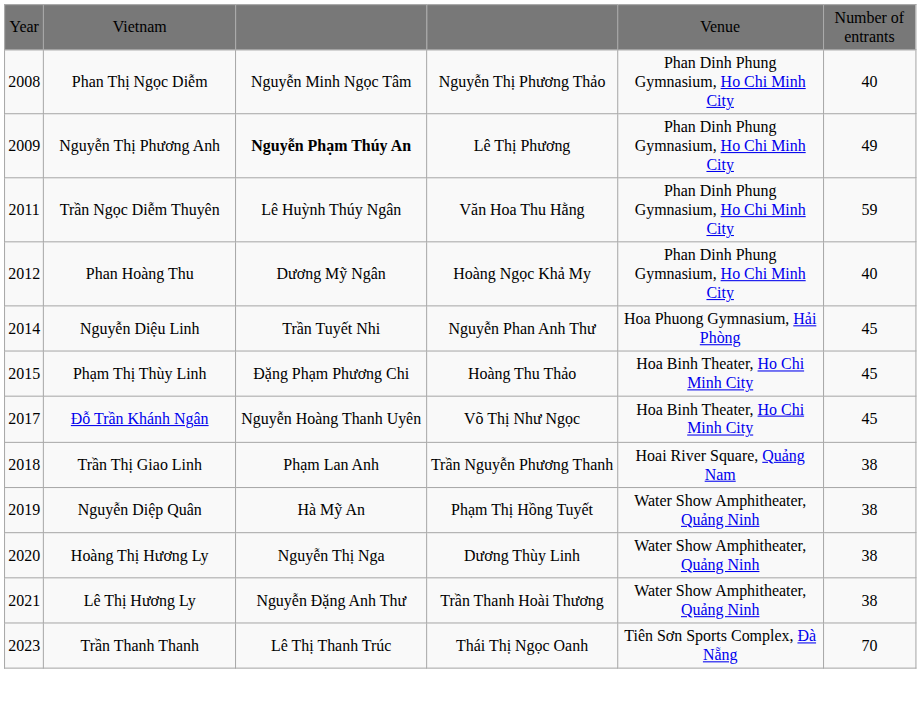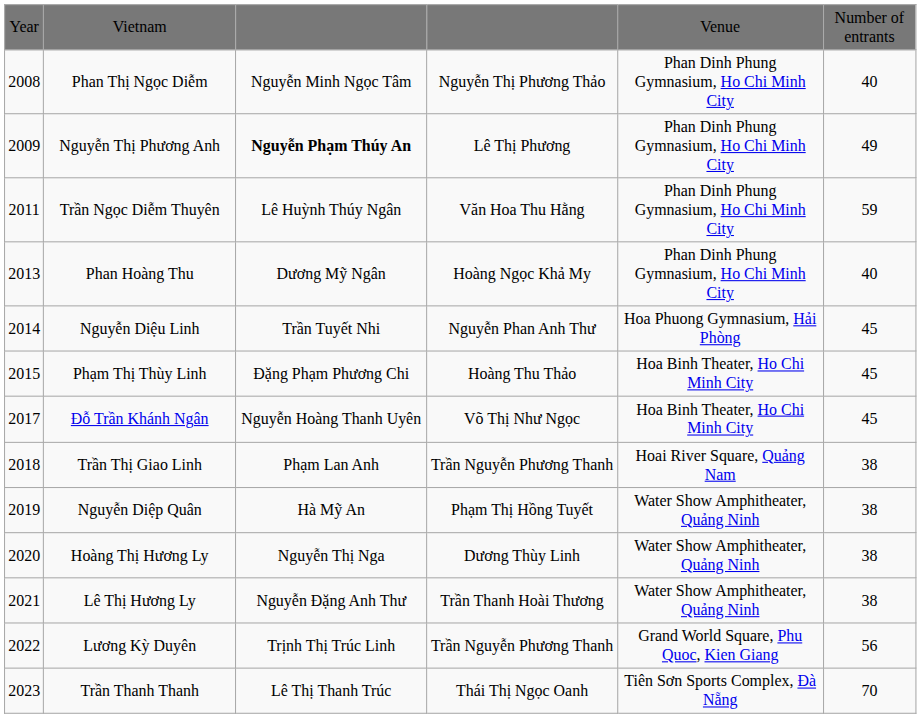(24, 274) 2012 -> (24, 274) 2013
+ row: (140, 645)
